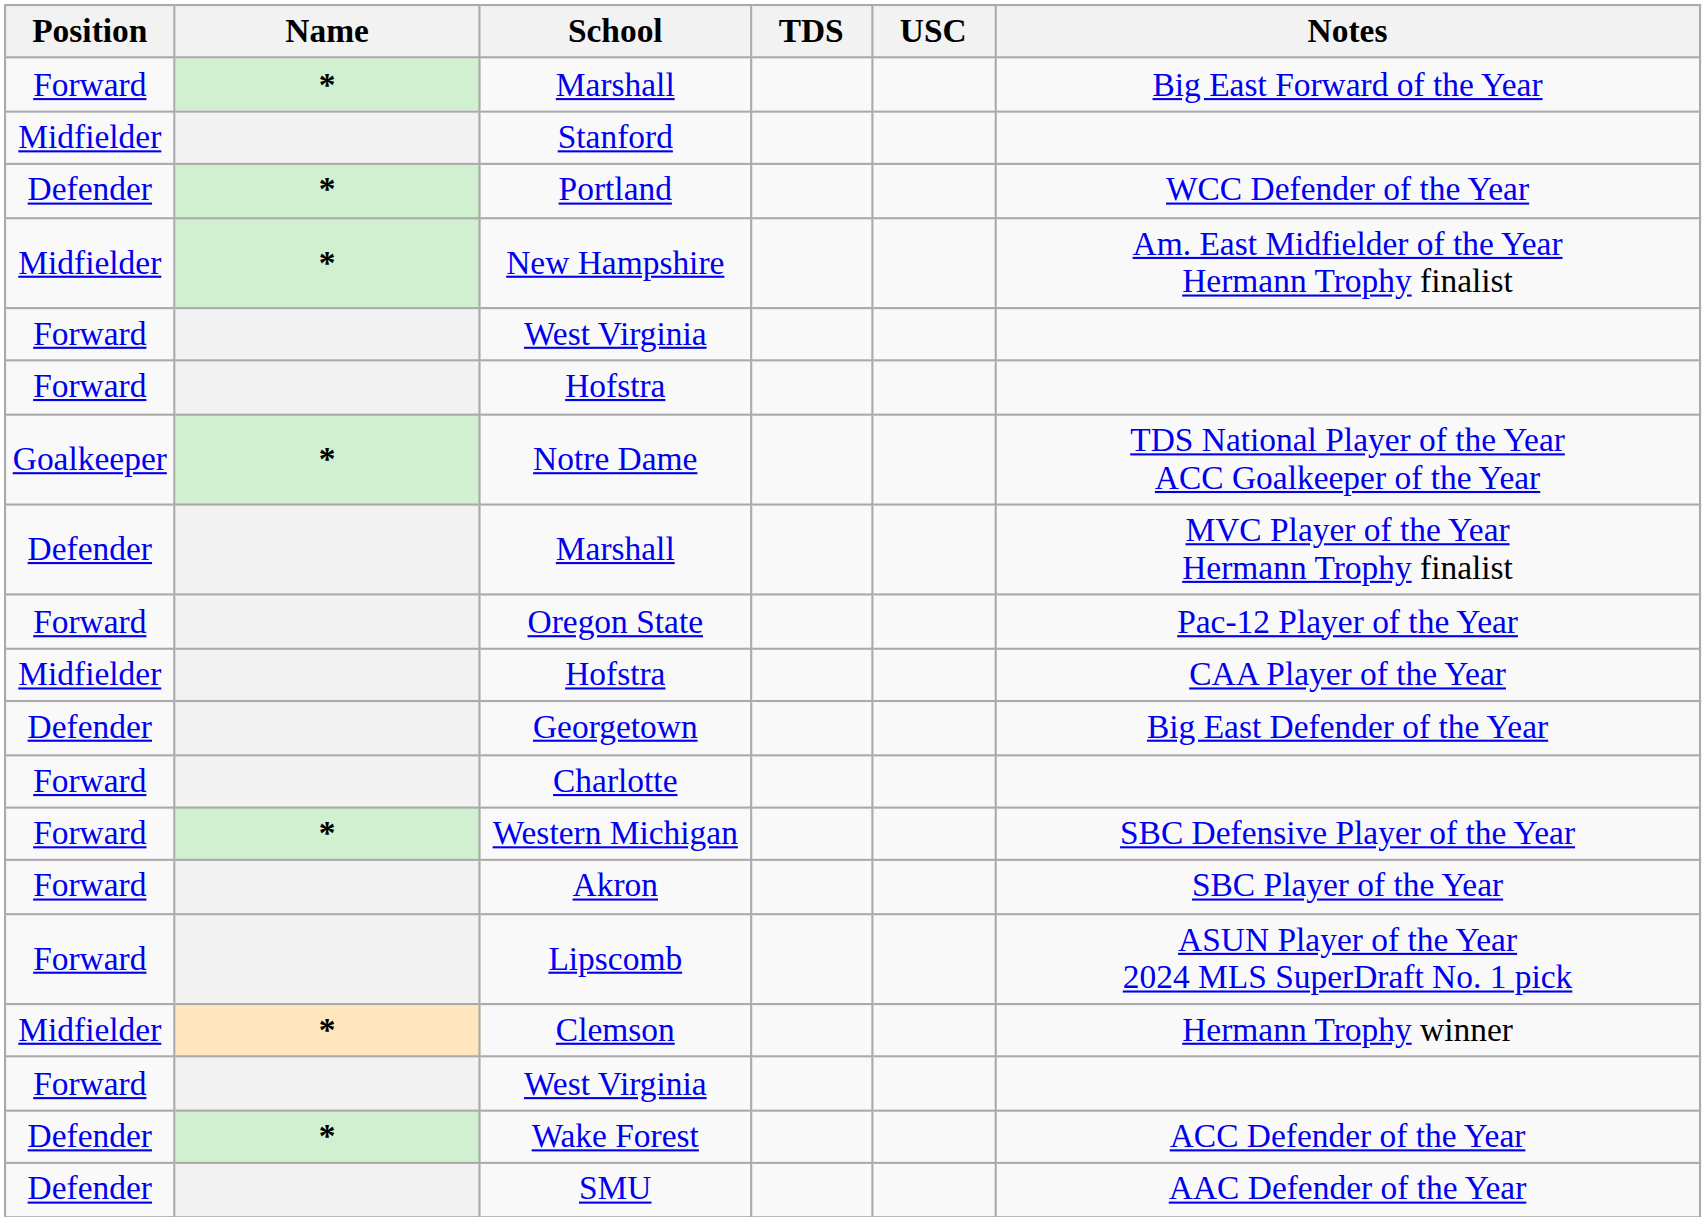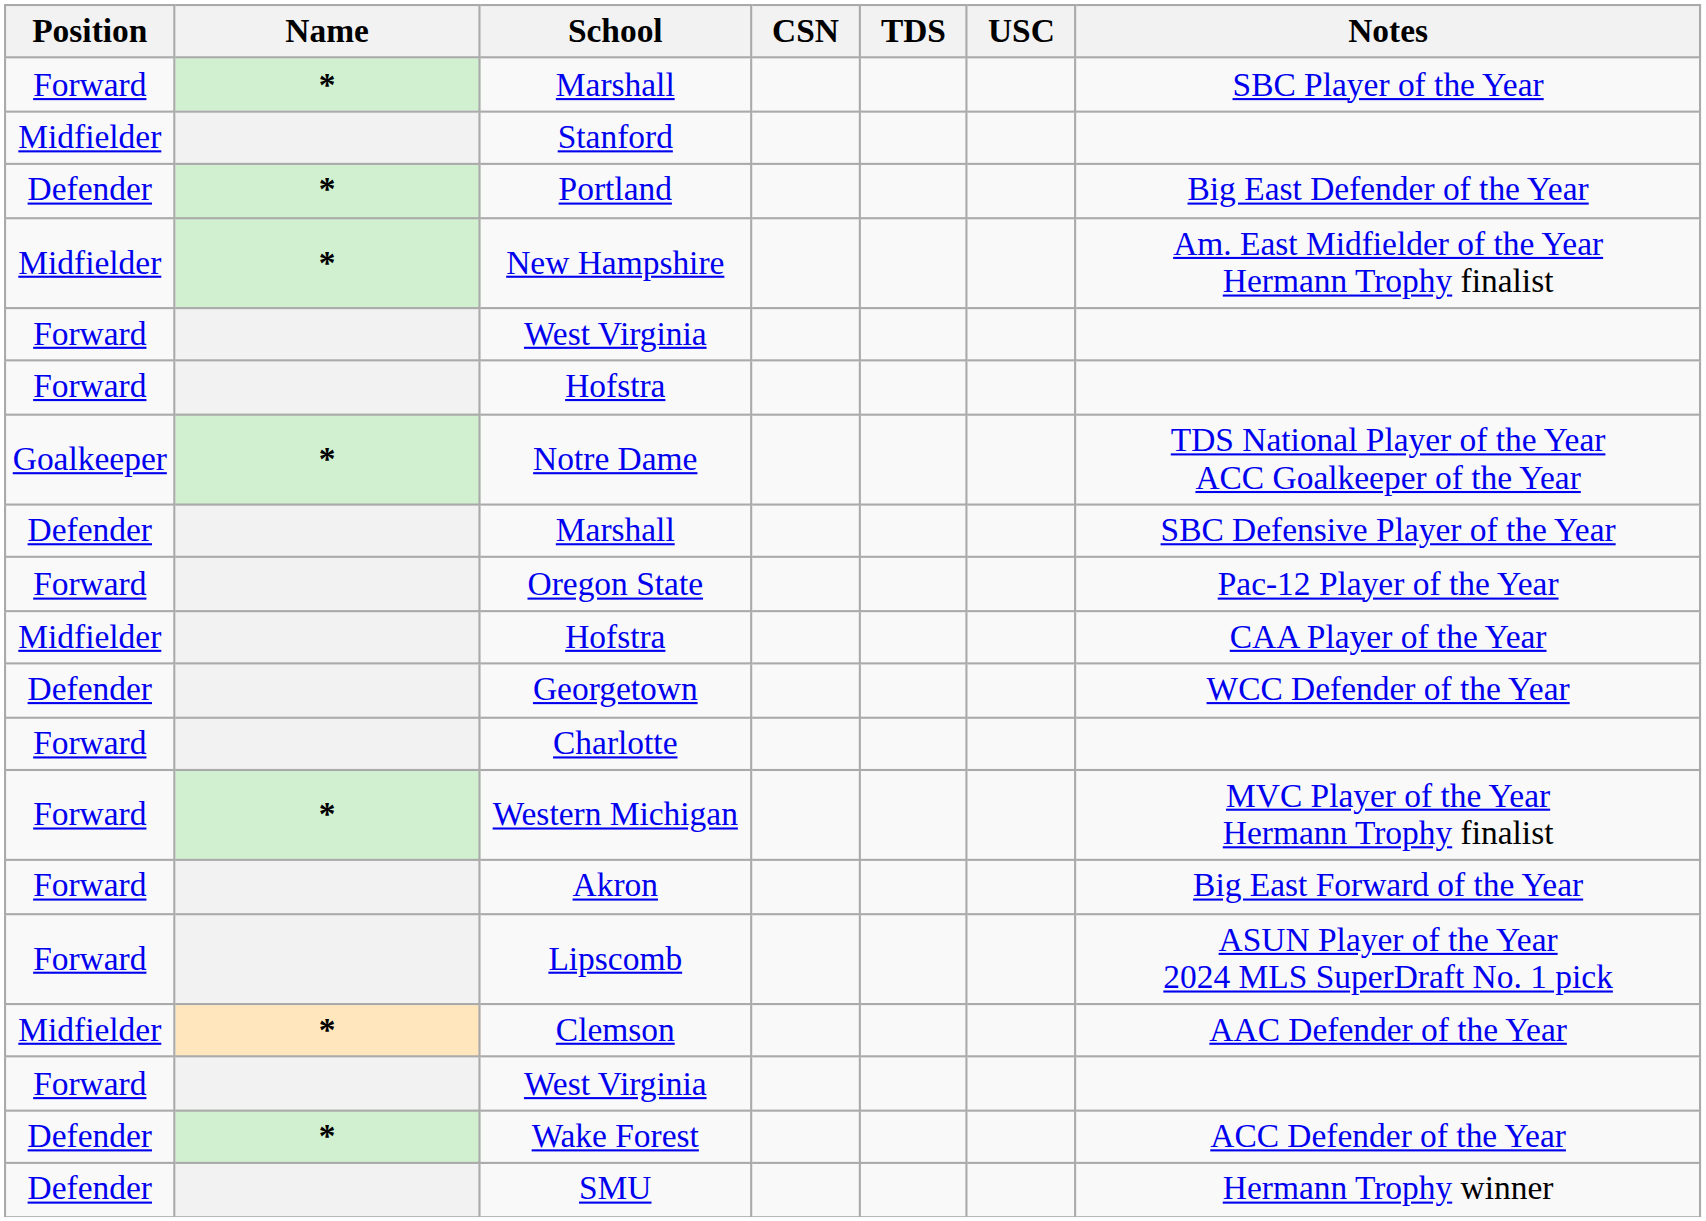+ column: (805, 31)
(1348, 84) Big East Forward of the Year -> (1388, 84) SBC Player of the Year
(1348, 190) WCC Defender of the Year -> (1388, 190) Big East Defender of the Year
(1348, 549) MVC Player of the Year Hermann Trophy finalist -> (1388, 530) SBC Defensive Player of the Year
(1348, 727) Big East Defender of the Year -> (1388, 689) WCC Defender of the Year
(1348, 833) SBC Defensive Player of the Year -> (1388, 814) MVC Player of the Year Hermann Trophy finalist
(1348, 886) SBC Player of the Year -> (1388, 886) Big East Forward of the Year
(1348, 1030) Hermann Trophy winner -> (1388, 1030) AAC Defender of the Year
(1348, 1189) AAC Defender of the Year -> (1388, 1189) Hermann Trophy winner
